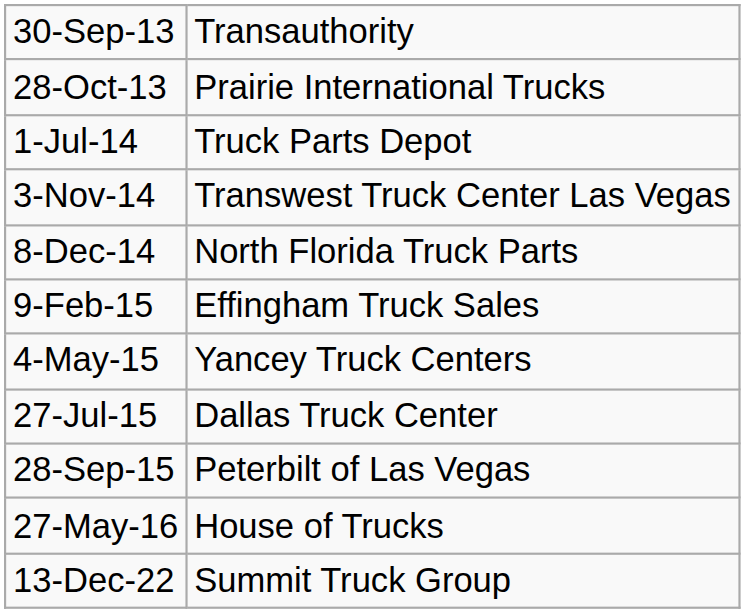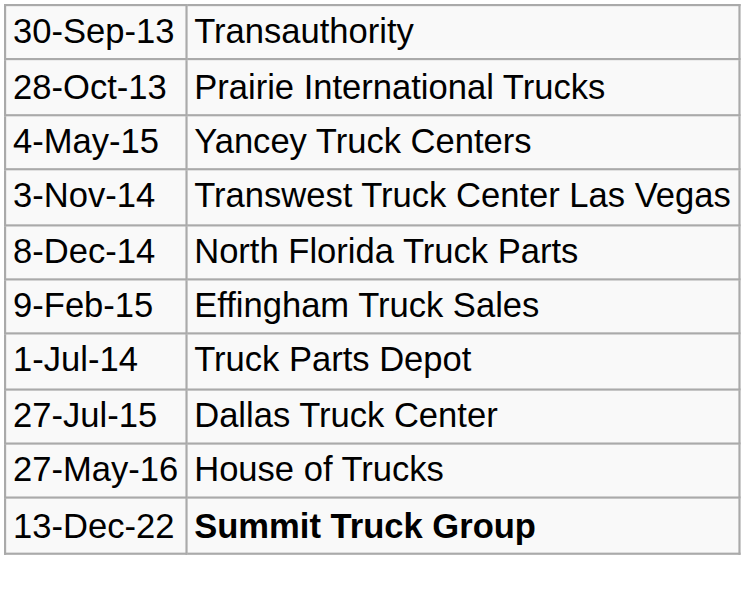rows swapped: (75, 141) <-> (86, 360)
- row: (94, 470)
(353, 580) normal -> (365, 525) bold
